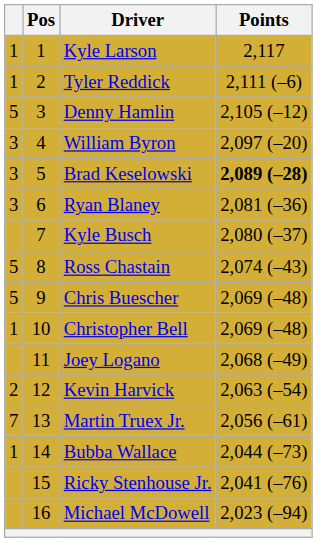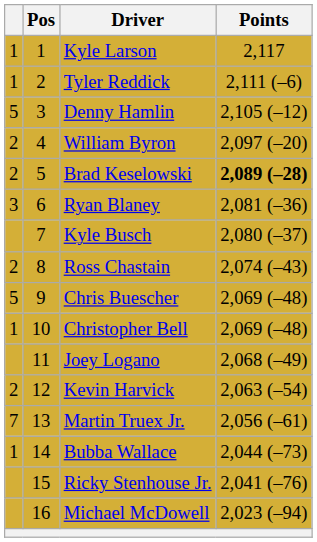(14, 143) 3 -> (14, 143) 2
(14, 174) 3 -> (14, 174) 2
(14, 266) 5 -> (14, 266) 2
